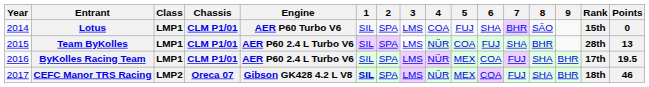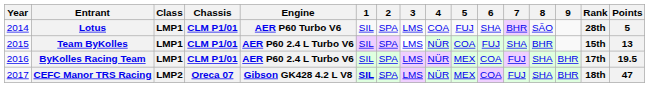(595, 27) 15th -> (595, 27) 28th
(627, 27) 0 -> (627, 27) 5
(595, 43) 28th -> (595, 43) 15th
(627, 74) 46 -> (627, 74) 47
